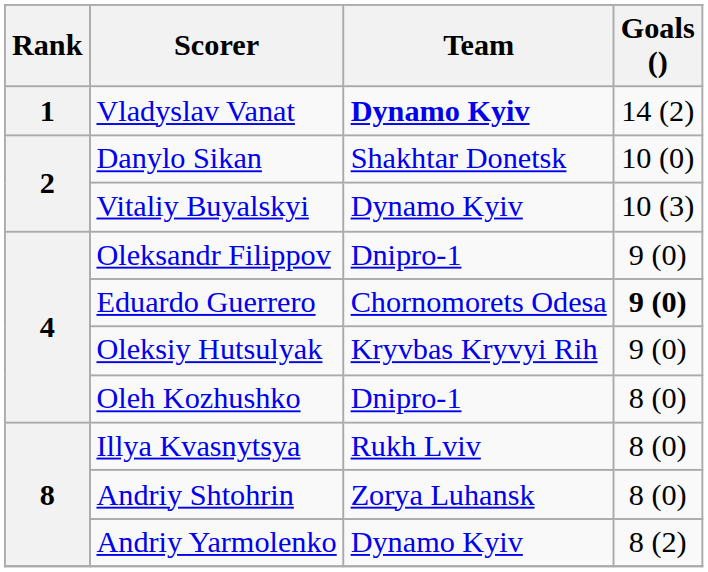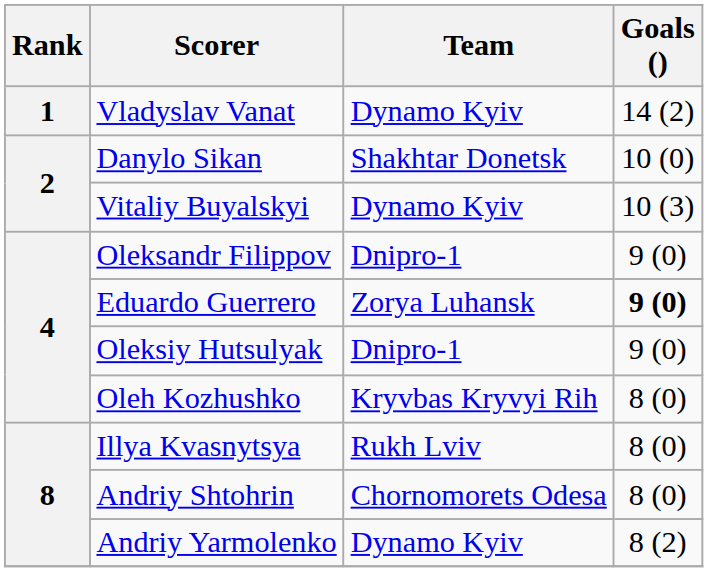(440, 110) bold -> (437, 110) normal
(479, 302) Chornomorets Odesa -> (443, 302) Zorya Luhansk
(474, 350) Kryvbas Kryvyi Rih -> (406, 350) Dnipro-1
(406, 398) Dnipro-1 -> (474, 398) Kryvbas Kryvyi Rih
(443, 494) Zorya Luhansk -> (479, 494) Chornomorets Odesa
